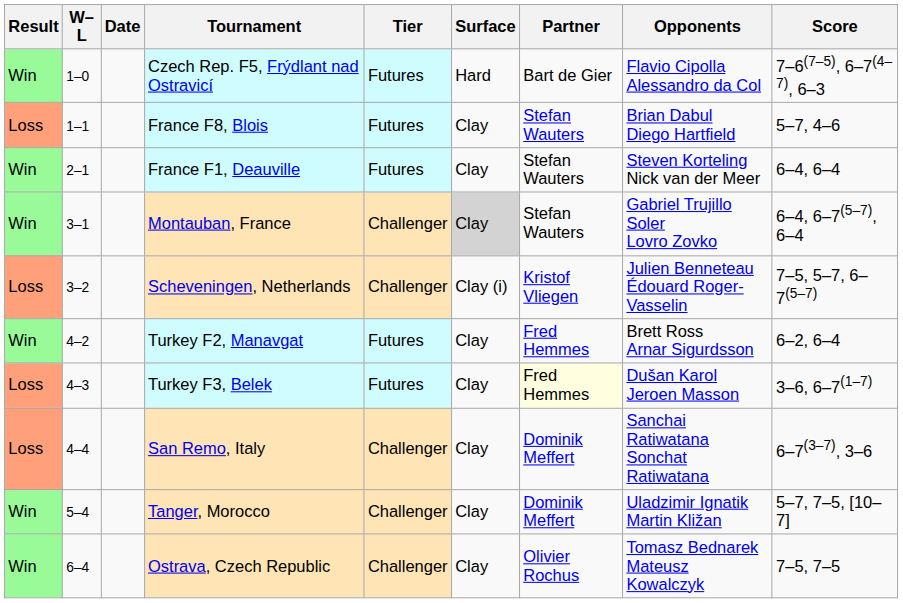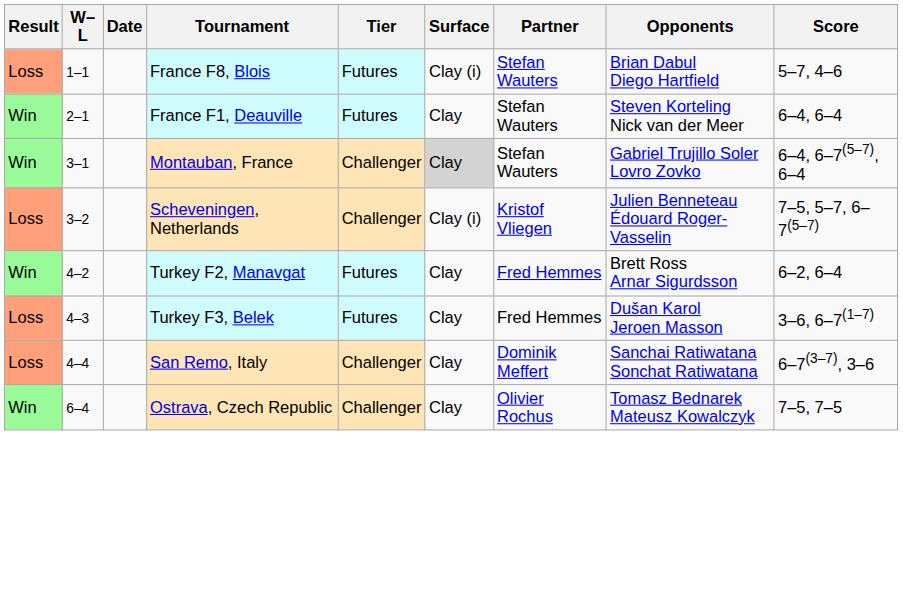- row: (253, 75)
(472, 125) Clay -> (455, 71) Clay (i)
(556, 385) lightyellow background -> (549, 317) no background
- row: (209, 512)
